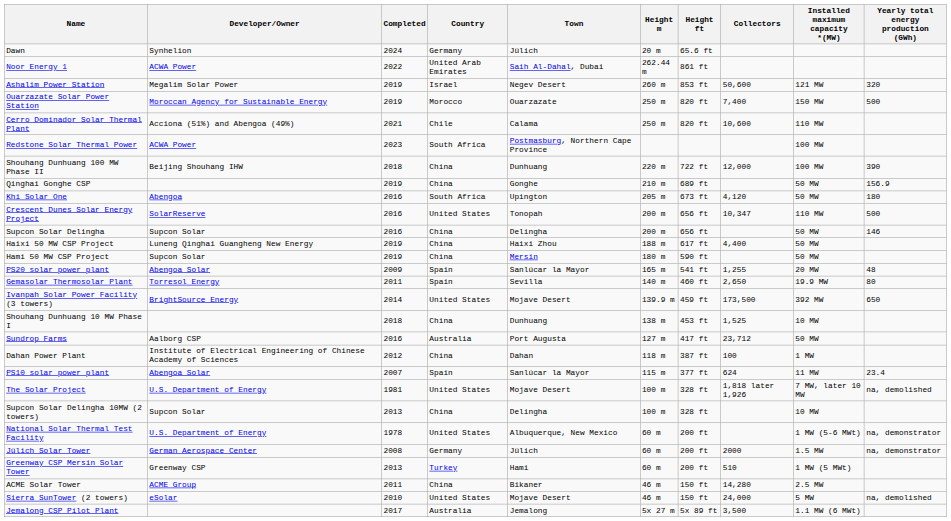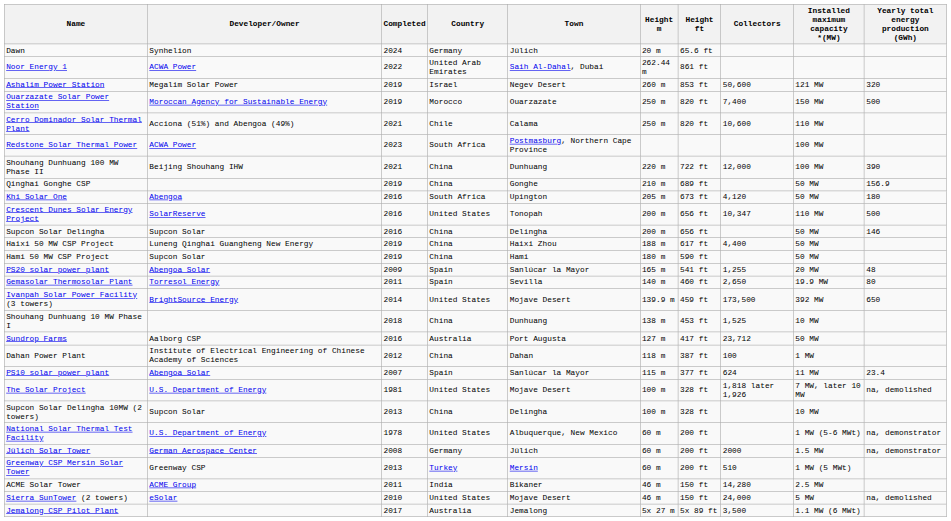(393, 167) 2018 -> (393, 167) 2021
(524, 257) Mersin -> (519, 257) Hami
(519, 468) Hami -> (524, 468) Mersin
(441, 485) China -> (441, 485) India
